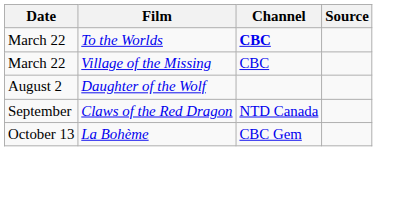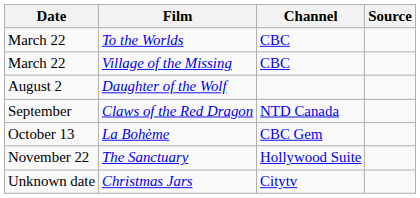(255, 39) bold -> (275, 39) normal
+ row: (145, 157)
+ row: (147, 181)
